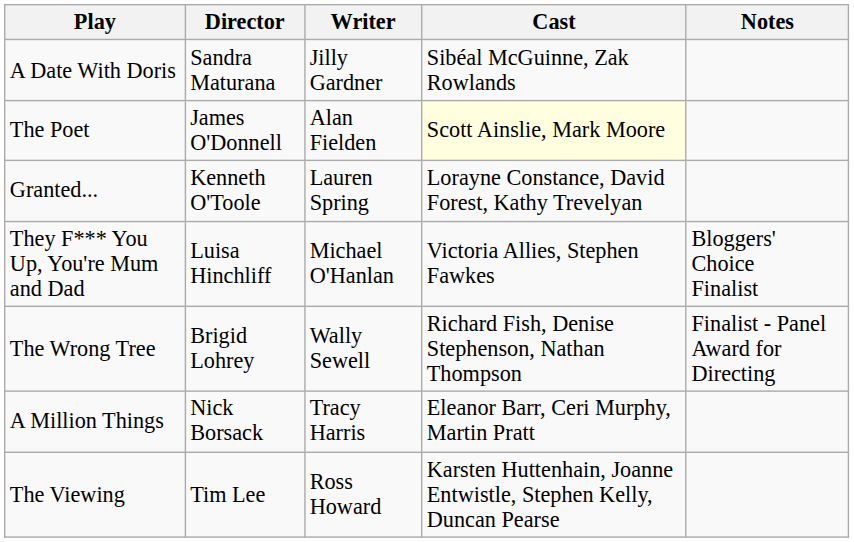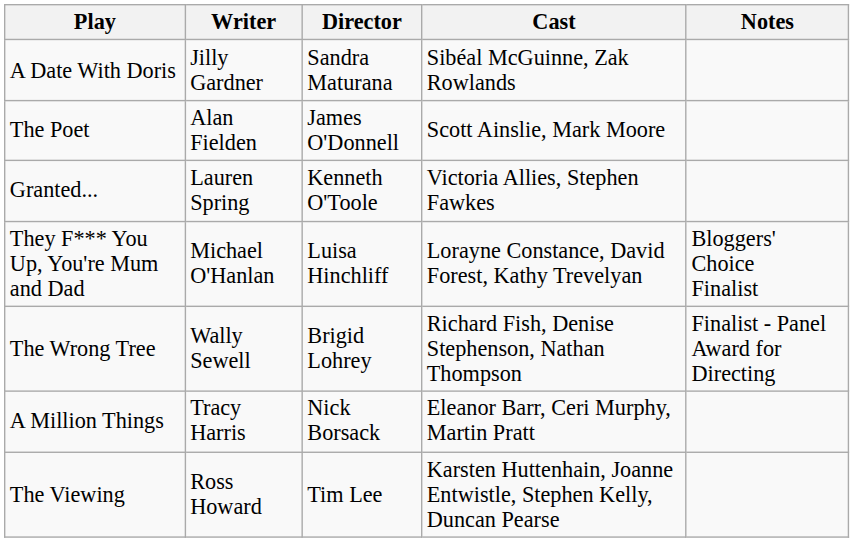columns swapped: (363, 22) <-> (245, 22)
(546, 130) lightyellow background -> (546, 130) no background
(546, 190) Lorayne Constance, David Forest, Kathy Trevelyan -> (533, 190) Victoria Allies, Stephen Fawkes
(533, 263) Victoria Allies, Stephen Fawkes -> (546, 263) Lorayne Constance, David Forest, Kathy Trevelyan
